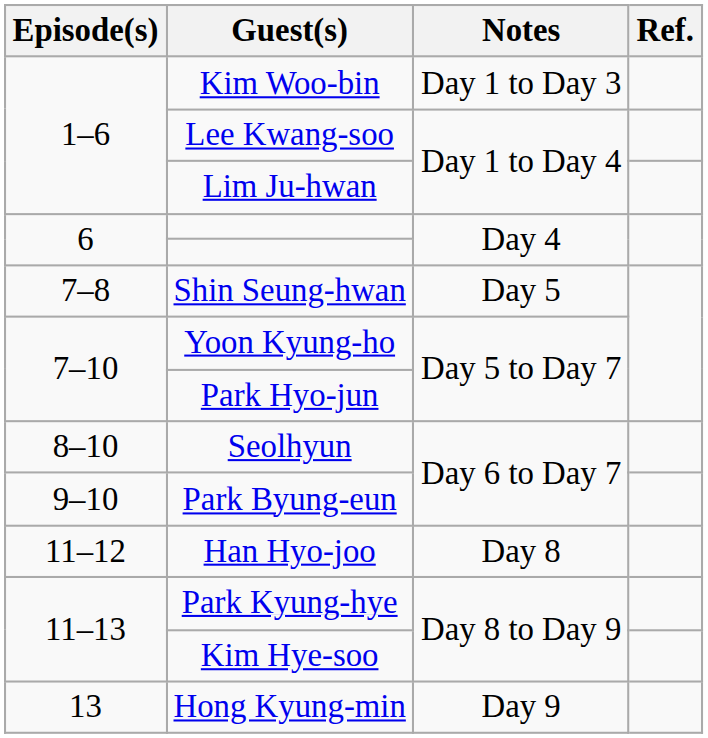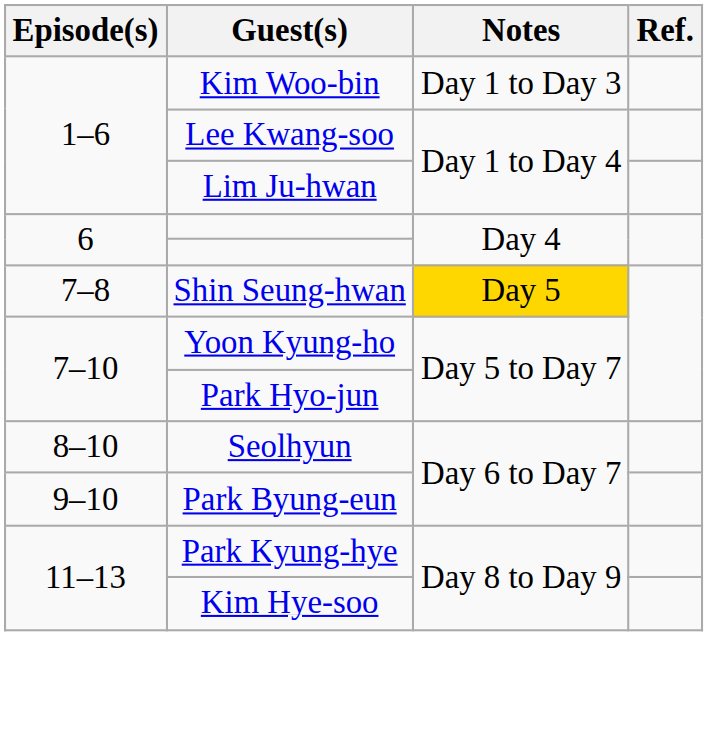(521, 290) no background -> (521, 290) gold background
- row: (85, 550)
- row: (85, 706)
